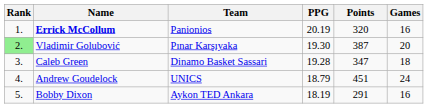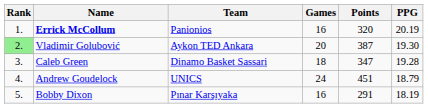columns swapped: (405, 12) <-> (318, 12)
(204, 45) Pınar Karşıyaka -> (212, 45) Aykon TED Ankara
(212, 95) Aykon TED Ankara -> (204, 95) Pınar Karşıyaka
